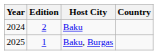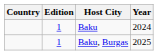columns swapped: (16, 12) <-> (134, 12)
(44, 27) 2 -> (59, 27) 1
